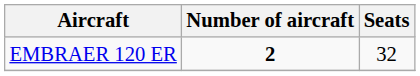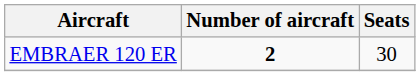(387, 53) 32 -> (387, 53) 30
